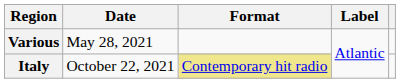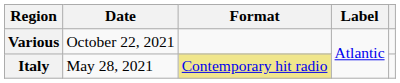(110, 41) May 28, 2021 -> (120, 41) October 22, 2021
(120, 66) October 22, 2021 -> (110, 66) May 28, 2021
